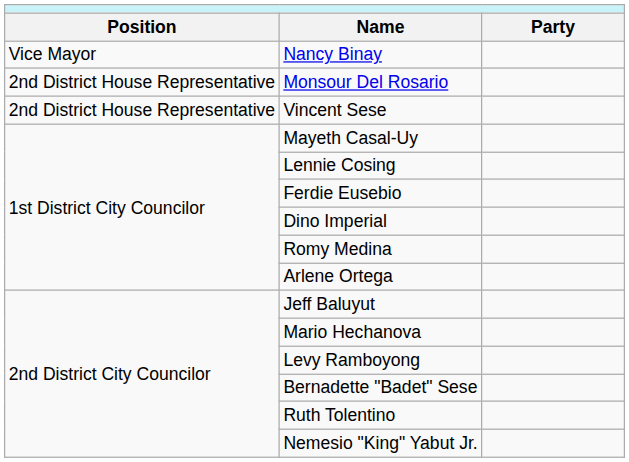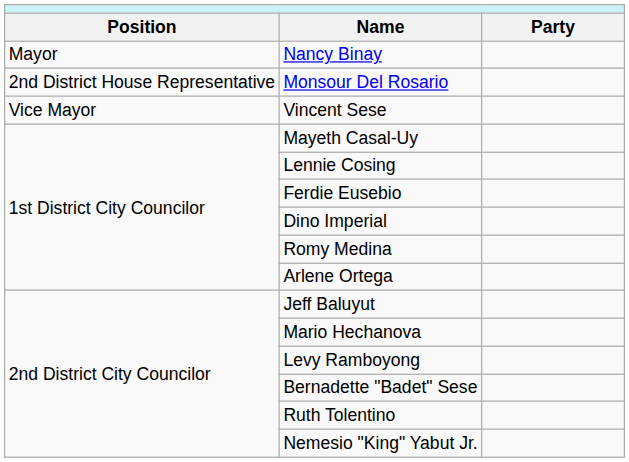(52, 55) Vice Mayor -> (33, 55) Mayor
(142, 110) 2nd District House Representative -> (52, 110) Vice Mayor
